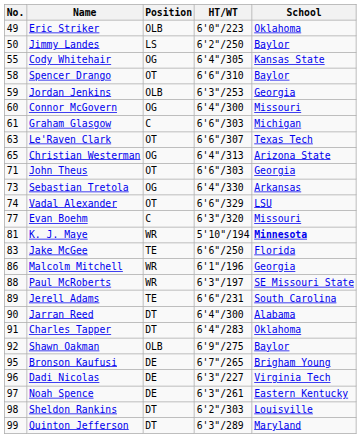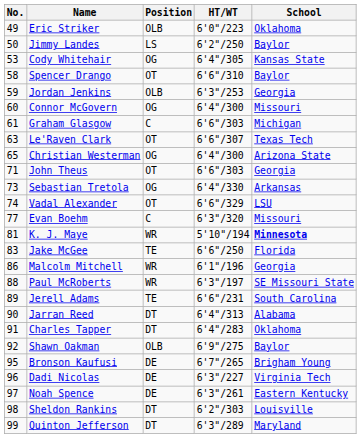(13, 60) 55 -> (13, 60) 53
(220, 155) 6'4"/313 -> (220, 155) 6'4"/300
(220, 314) 6'4"/300 -> (220, 314) 6'4"/313
